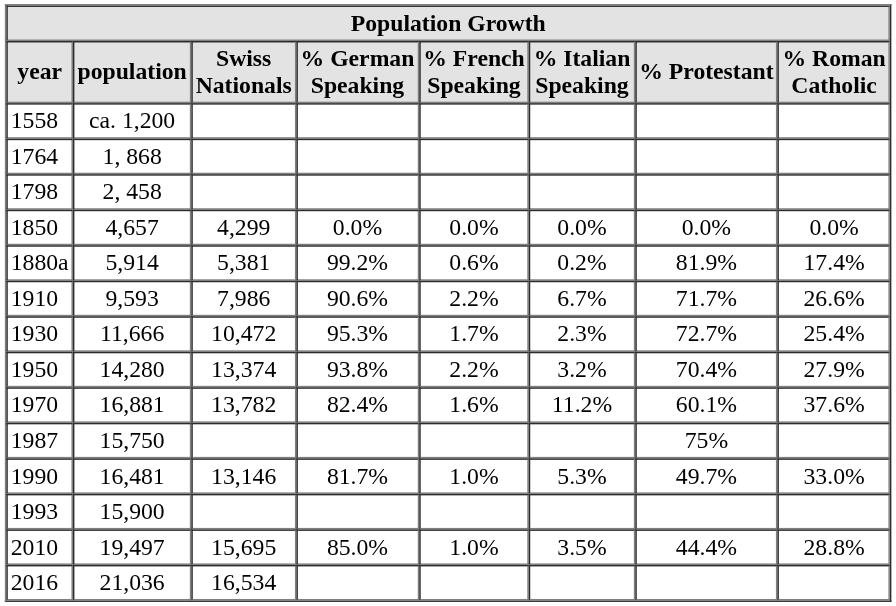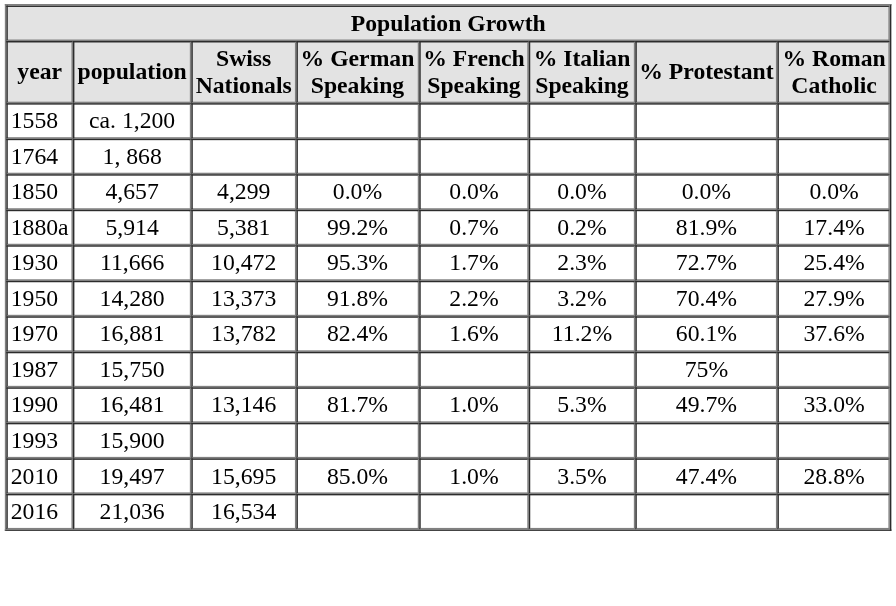- row: (34, 191)
(474, 262) 0.6% -> (474, 227) 0.7%
- row: (34, 298)
(244, 369) 13,374 -> (244, 298) 13,373
(357, 369) 93.8% -> (357, 298) 91.8%
(706, 546) 44.4% -> (706, 475) 47.4%
